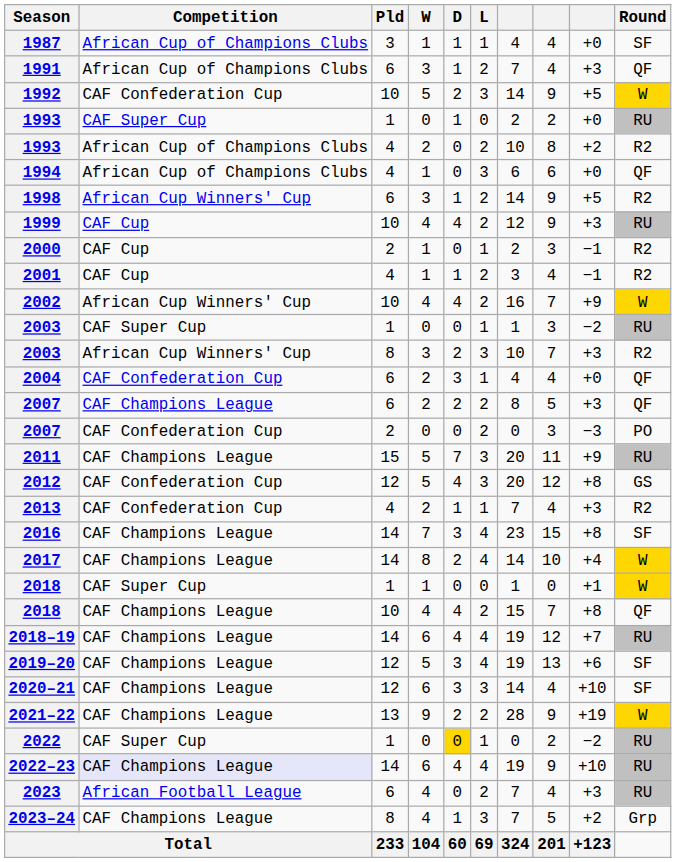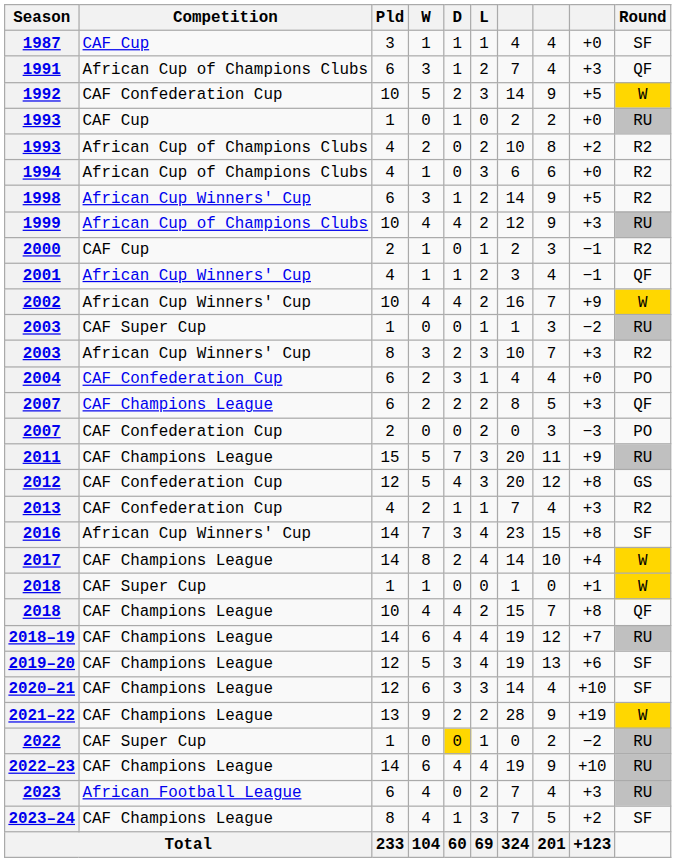(225, 43) African Cup of Champions Clubs -> (116, 43) CAF Cup
(144, 121) CAF Super Cup -> (116, 121) CAF Cup
(643, 173) QF -> (643, 173) R2
(116, 224) CAF Cup -> (225, 224) African Cup of Champions Clubs
(116, 276) CAF Cup -> (197, 276) African Cup Winners' Cup
(643, 276) R2 -> (643, 276) QF
(643, 379) QF -> (643, 379) PO
(178, 535) CAF Champions League -> (197, 535) African Cup Winners' Cup
(178, 767) lavender background -> (178, 767) no background
(643, 819) Grp -> (643, 819) SF
